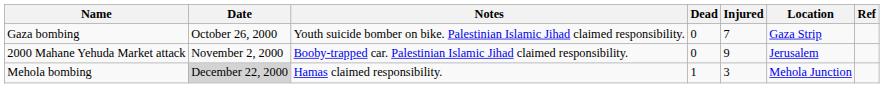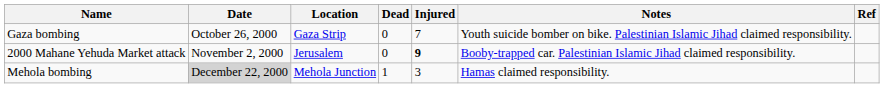columns swapped: (811, 14) <-> (489, 14)
(727, 53) normal -> (418, 53) bold
